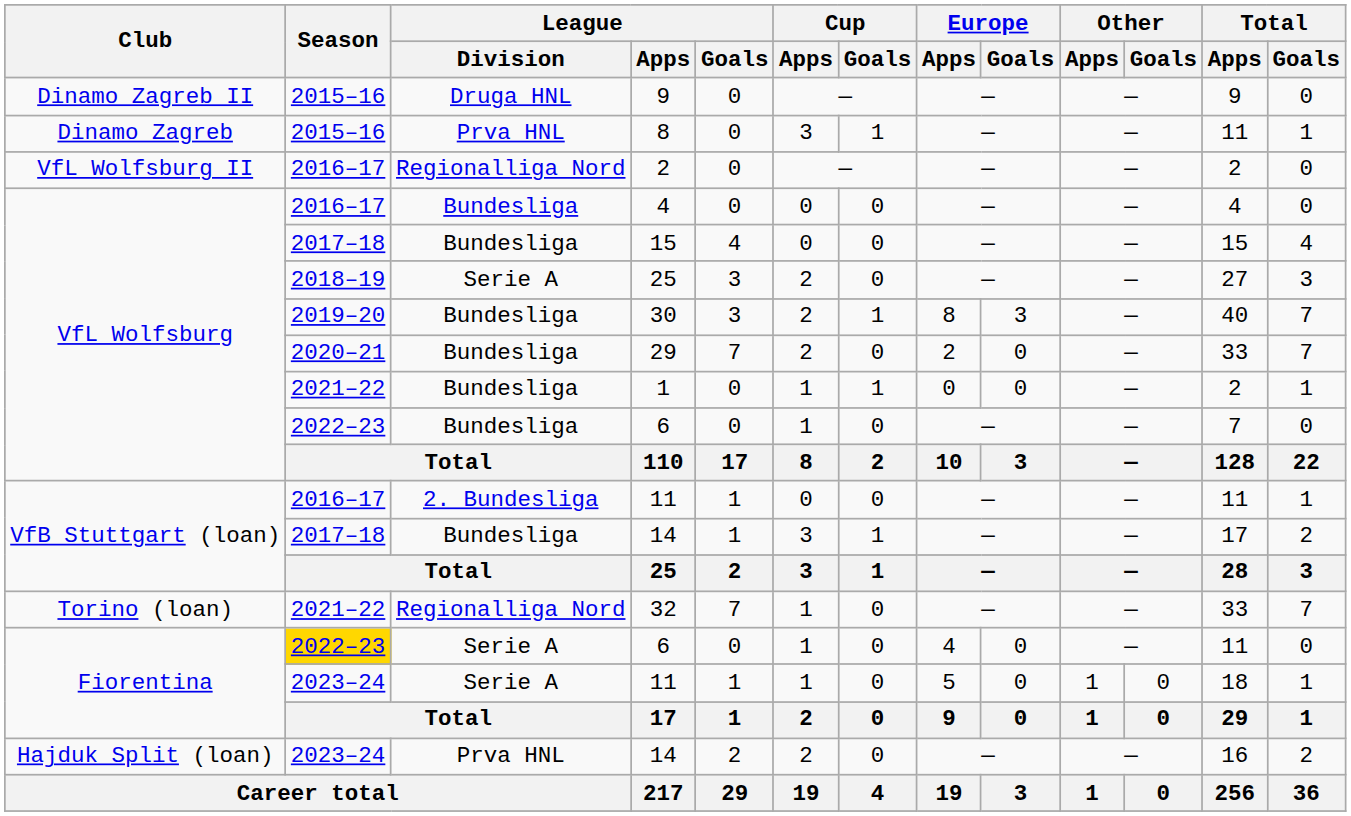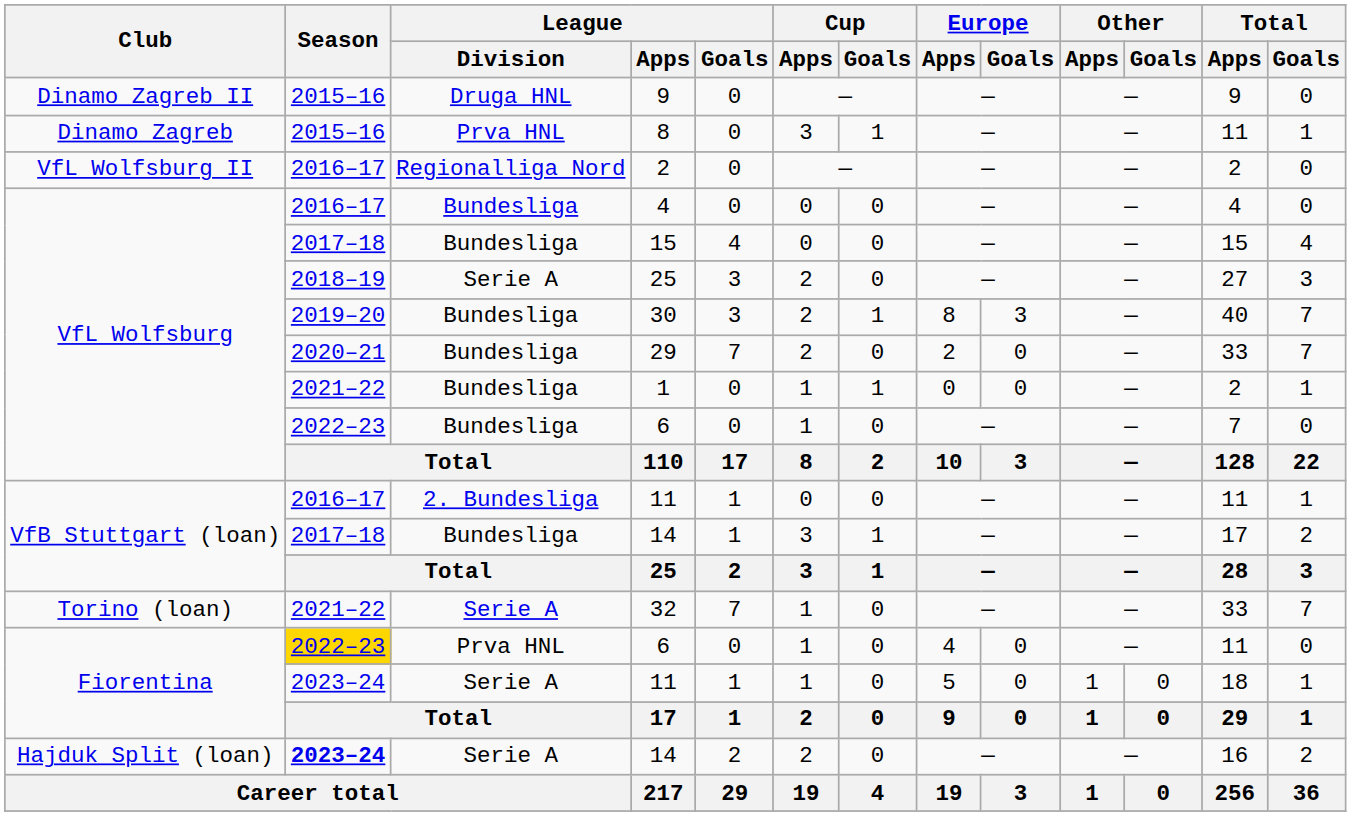(511, 610) Regionalliga Nord -> (511, 610) Serie A
(511, 646) Serie A -> (511, 646) Prva HNL
(338, 756) normal -> (338, 756) bold
(511, 756) Prva HNL -> (511, 756) Serie A
